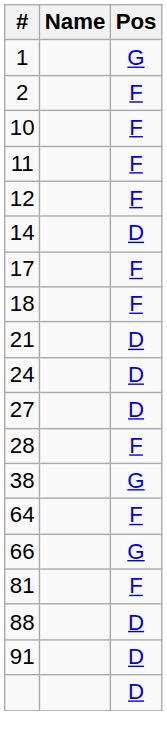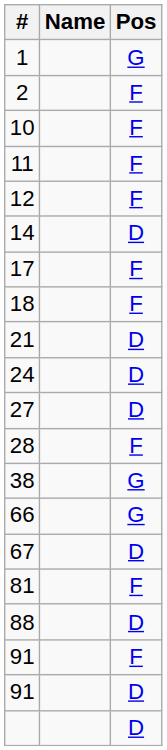- row: (22, 515)
+ row: (22, 551)
+ row: (22, 657)
